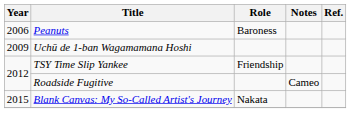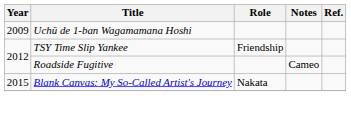- row: (51, 30)
